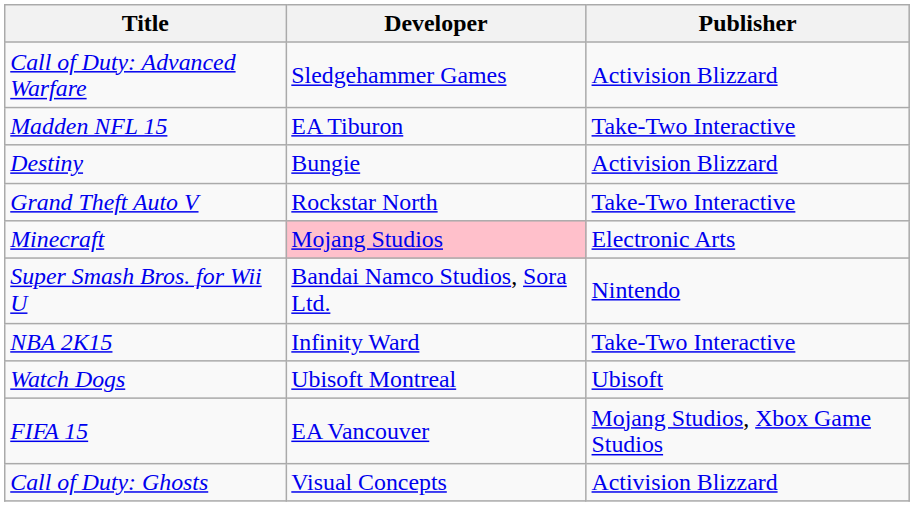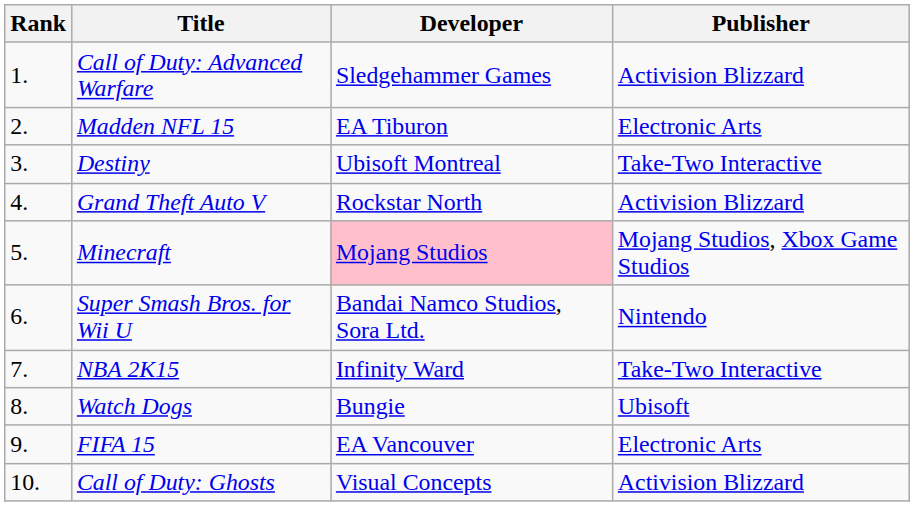+ column: (38, 23)
(693, 125) Take-Two Interactive -> (690, 125) Electronic Arts
(326, 163) Bungie -> (418, 163) Ubisoft Montreal
(685, 163) Activision Blizzard -> (720, 163) Take-Two Interactive
(693, 201) Take-Two Interactive -> (711, 201) Activision Blizzard
(663, 239) Electronic Arts -> (758, 252) Mojang Studios, Xbox Game Studios
(374, 379) Ubisoft Montreal -> (370, 406) Bungie
(731, 430) Mojang Studios, Xbox Game Studios -> (690, 444) Electronic Arts
